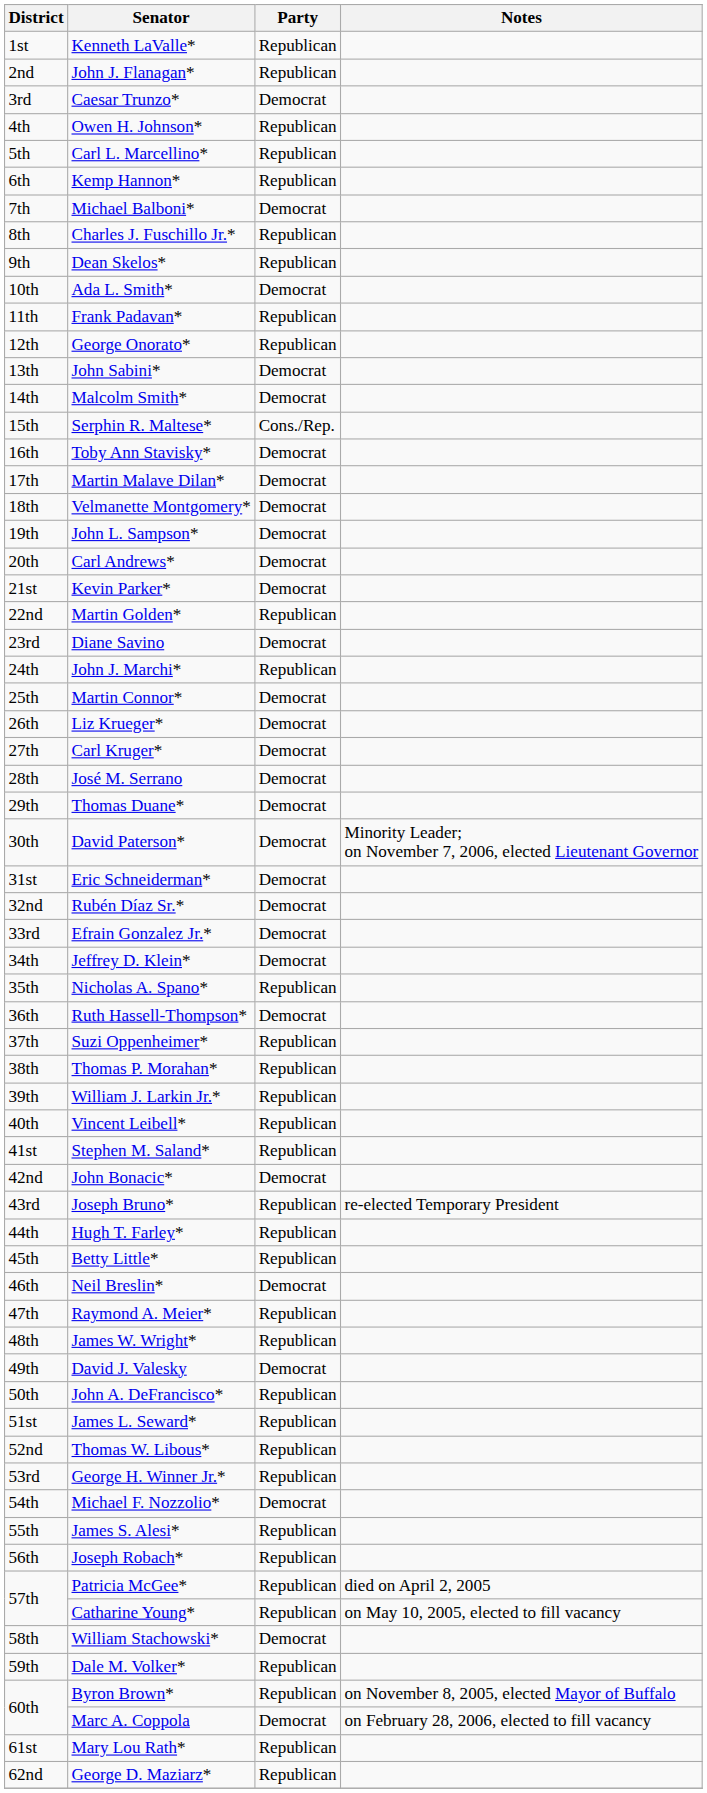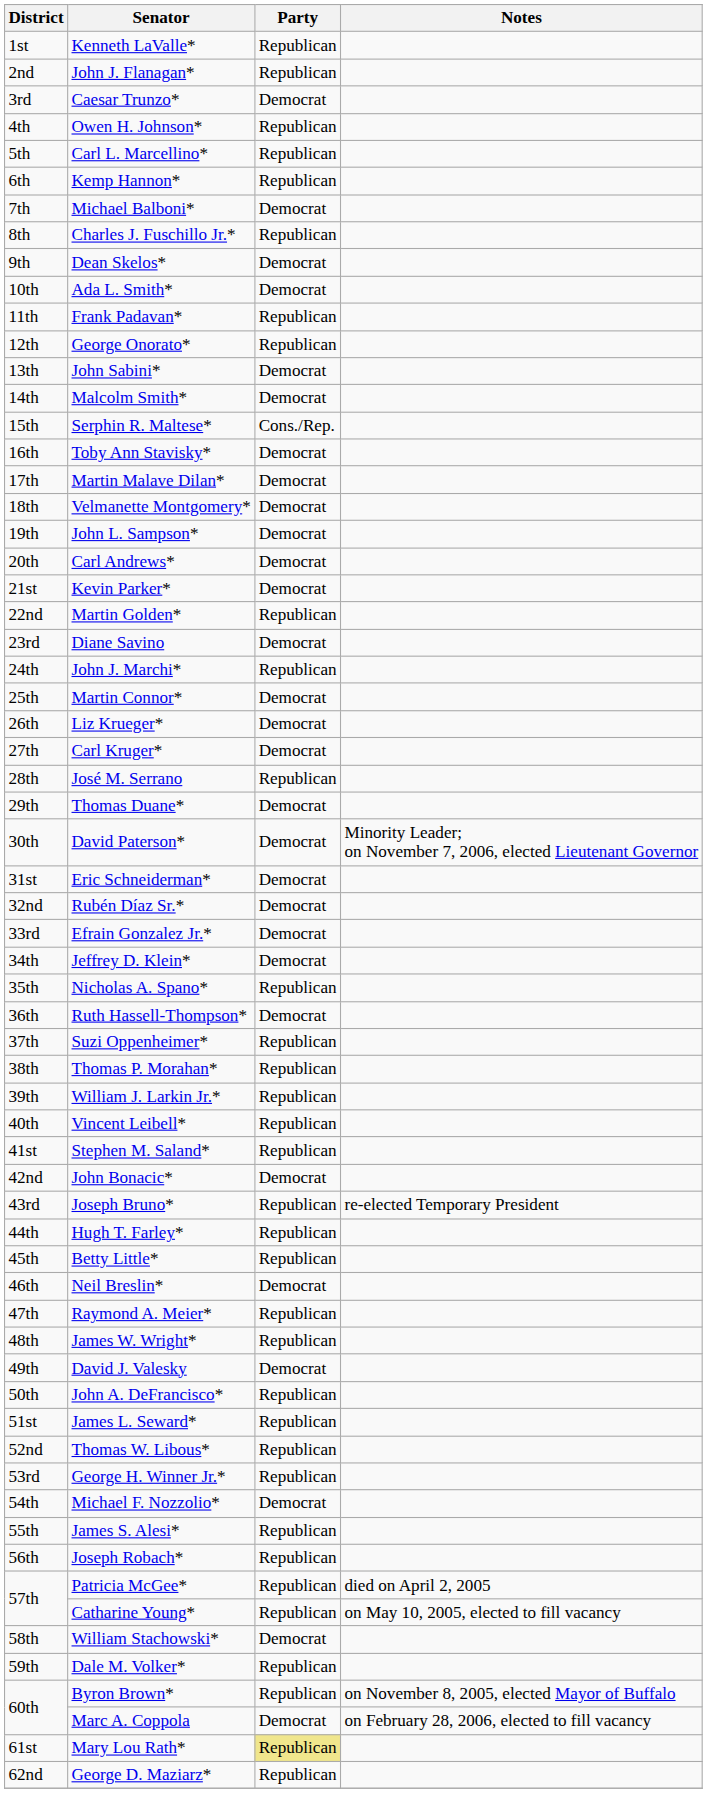(298, 262) Republican -> (292, 262) Democrat
(292, 778) Democrat -> (298, 778) Republican
(298, 1747) no background -> (298, 1747) khaki background
